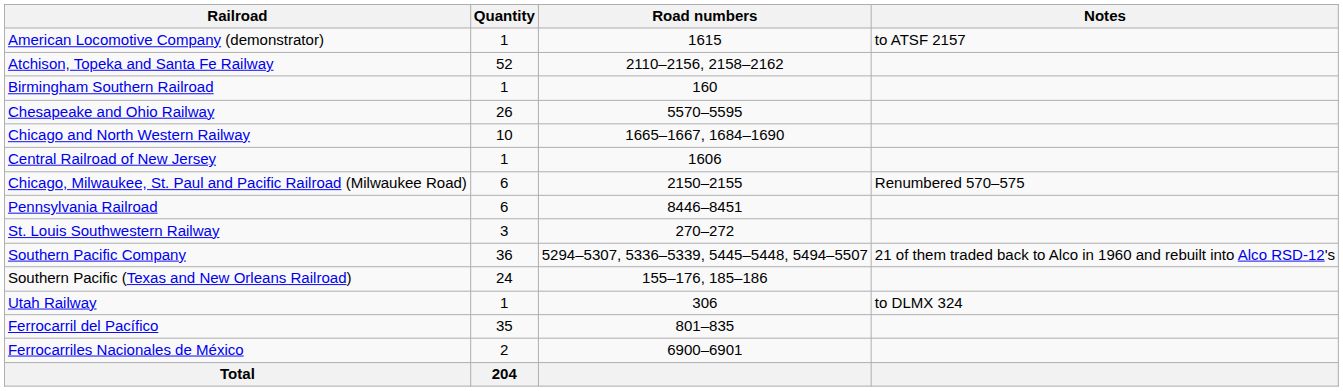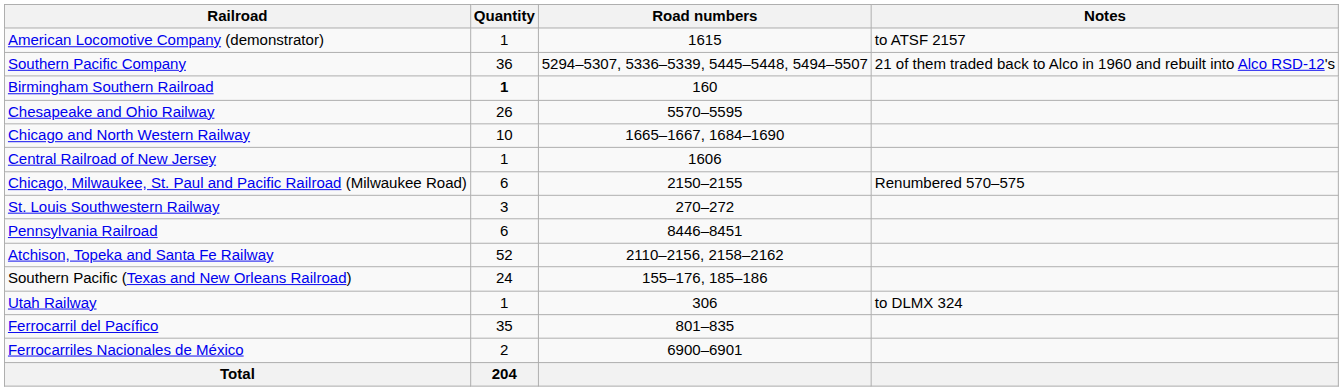rows swapped: (141, 64) <-> (97, 254)
(504, 87) normal -> (504, 87) bold
rows swapped: (83, 207) <-> (114, 231)
